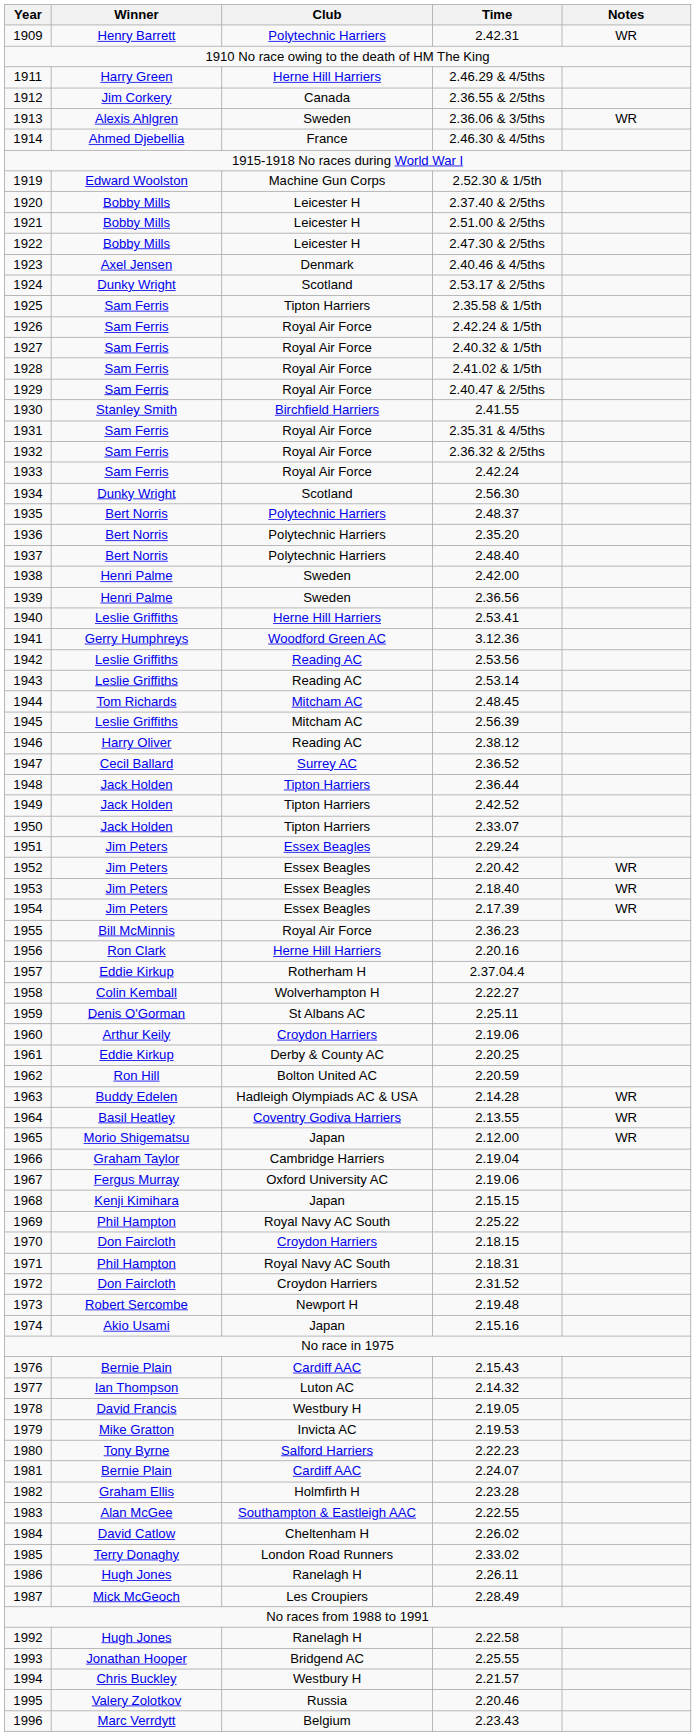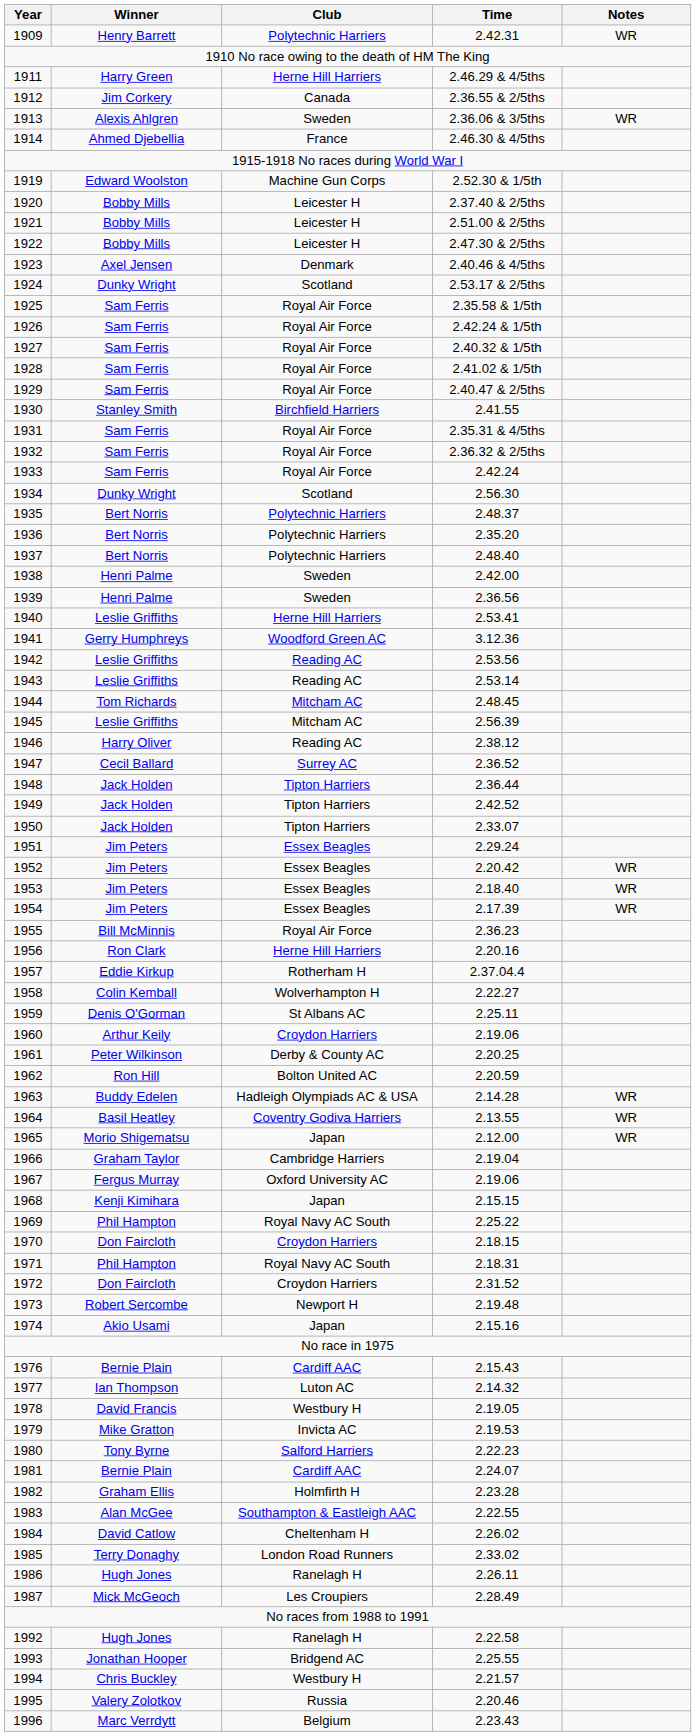(327, 306) Tipton Harriers -> (327, 306) Royal Air Force
(136, 1055) Eddie Kirkup -> (136, 1055) Peter Wilkinson
